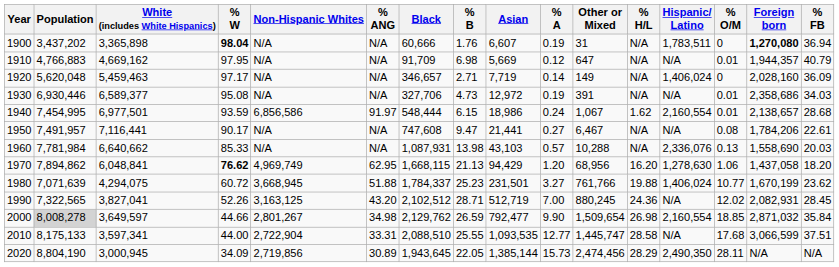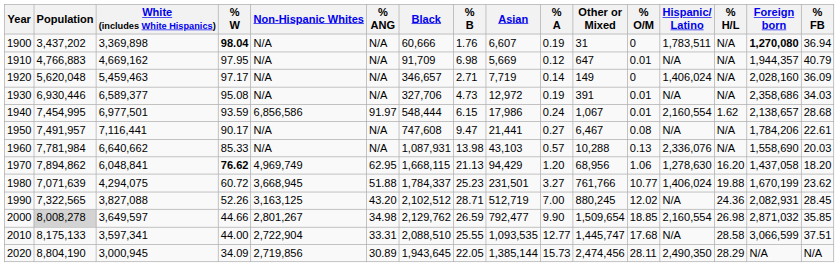columns swapped: (731, 19) <-> (644, 19)
(123, 43) 3,365,898 -> (123, 43) 3,369,898
(506, 113) 18,986 -> (506, 113) 17,986
(123, 200) 3,827,041 -> (123, 200) 3,827,088
(817, 218) 35.84 -> (817, 218) 35.85
